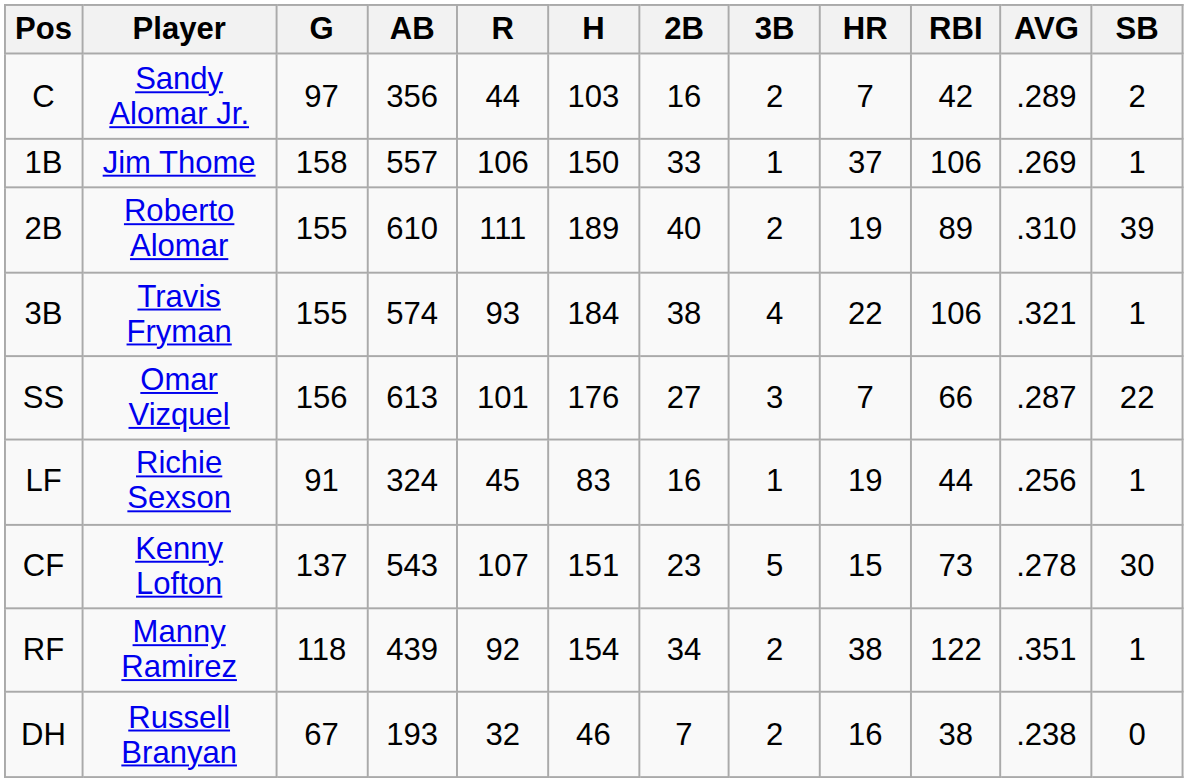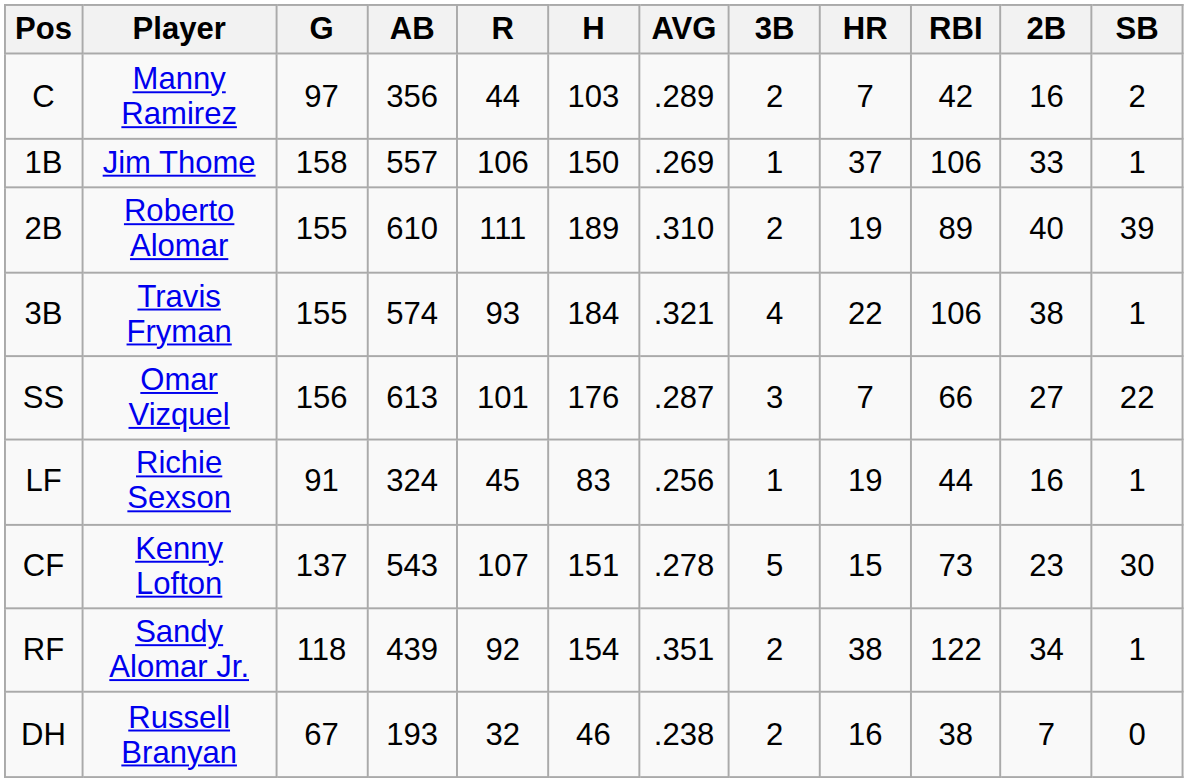columns swapped: (684, 29) <-> (1046, 29)
(179, 95) Sandy Alomar Jr. -> (179, 95) Manny Ramirez
(179, 649) Manny Ramirez -> (179, 649) Sandy Alomar Jr.
